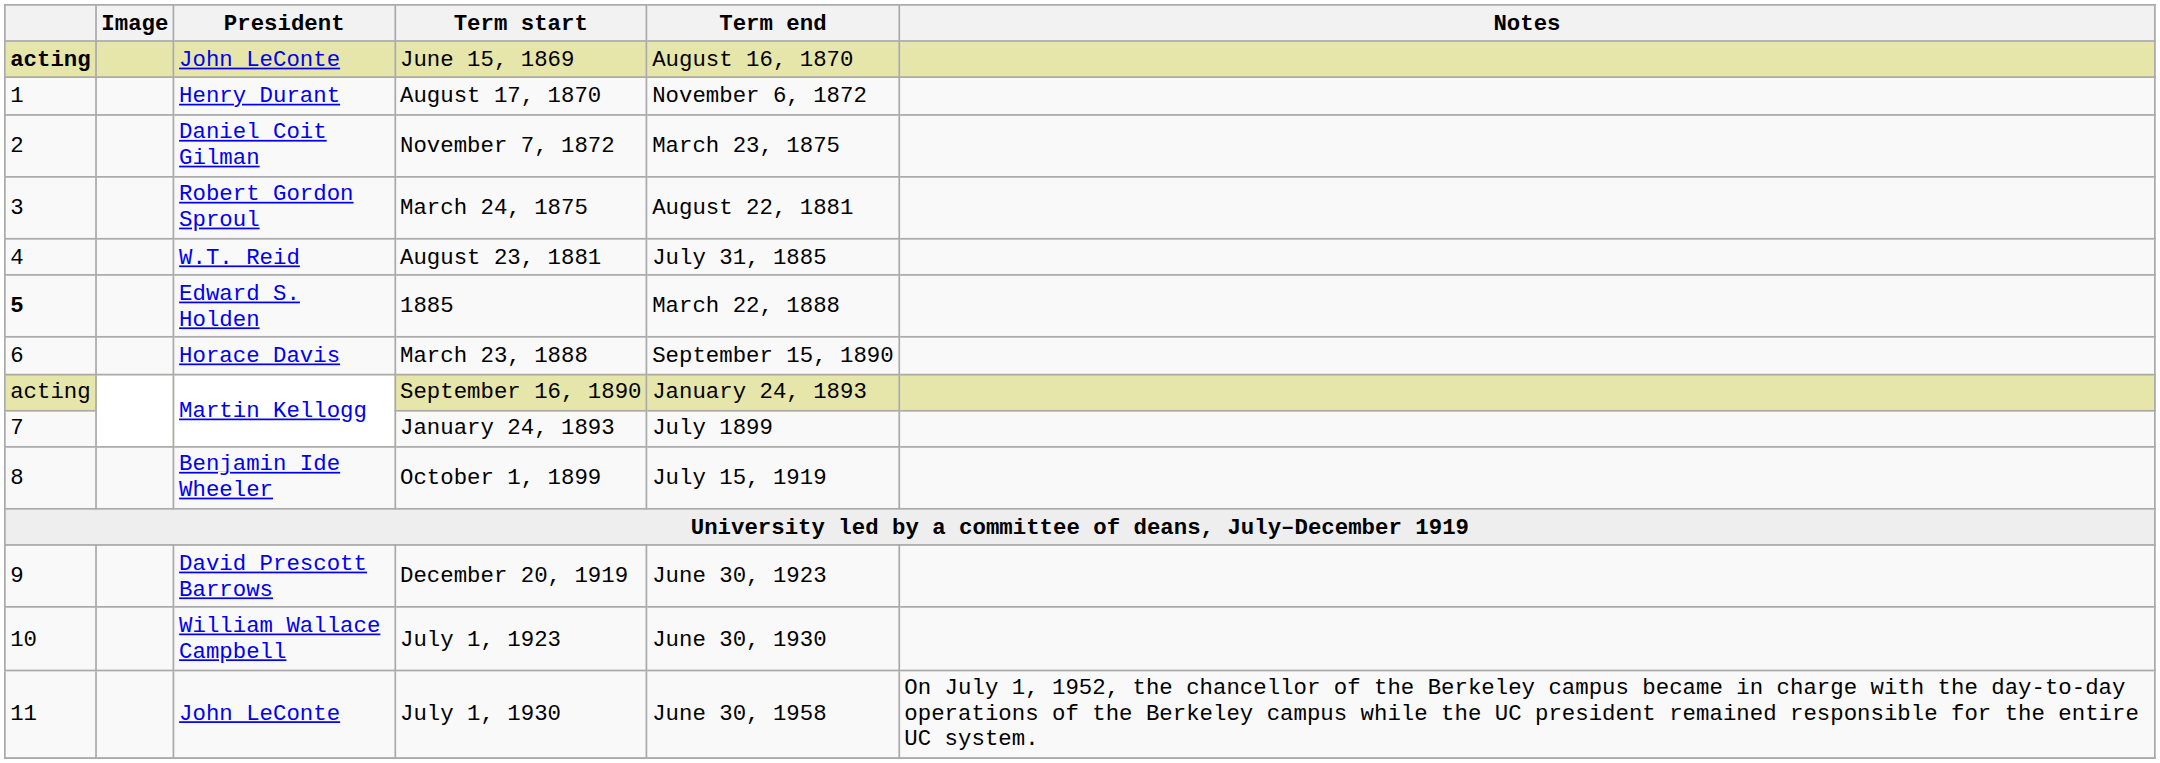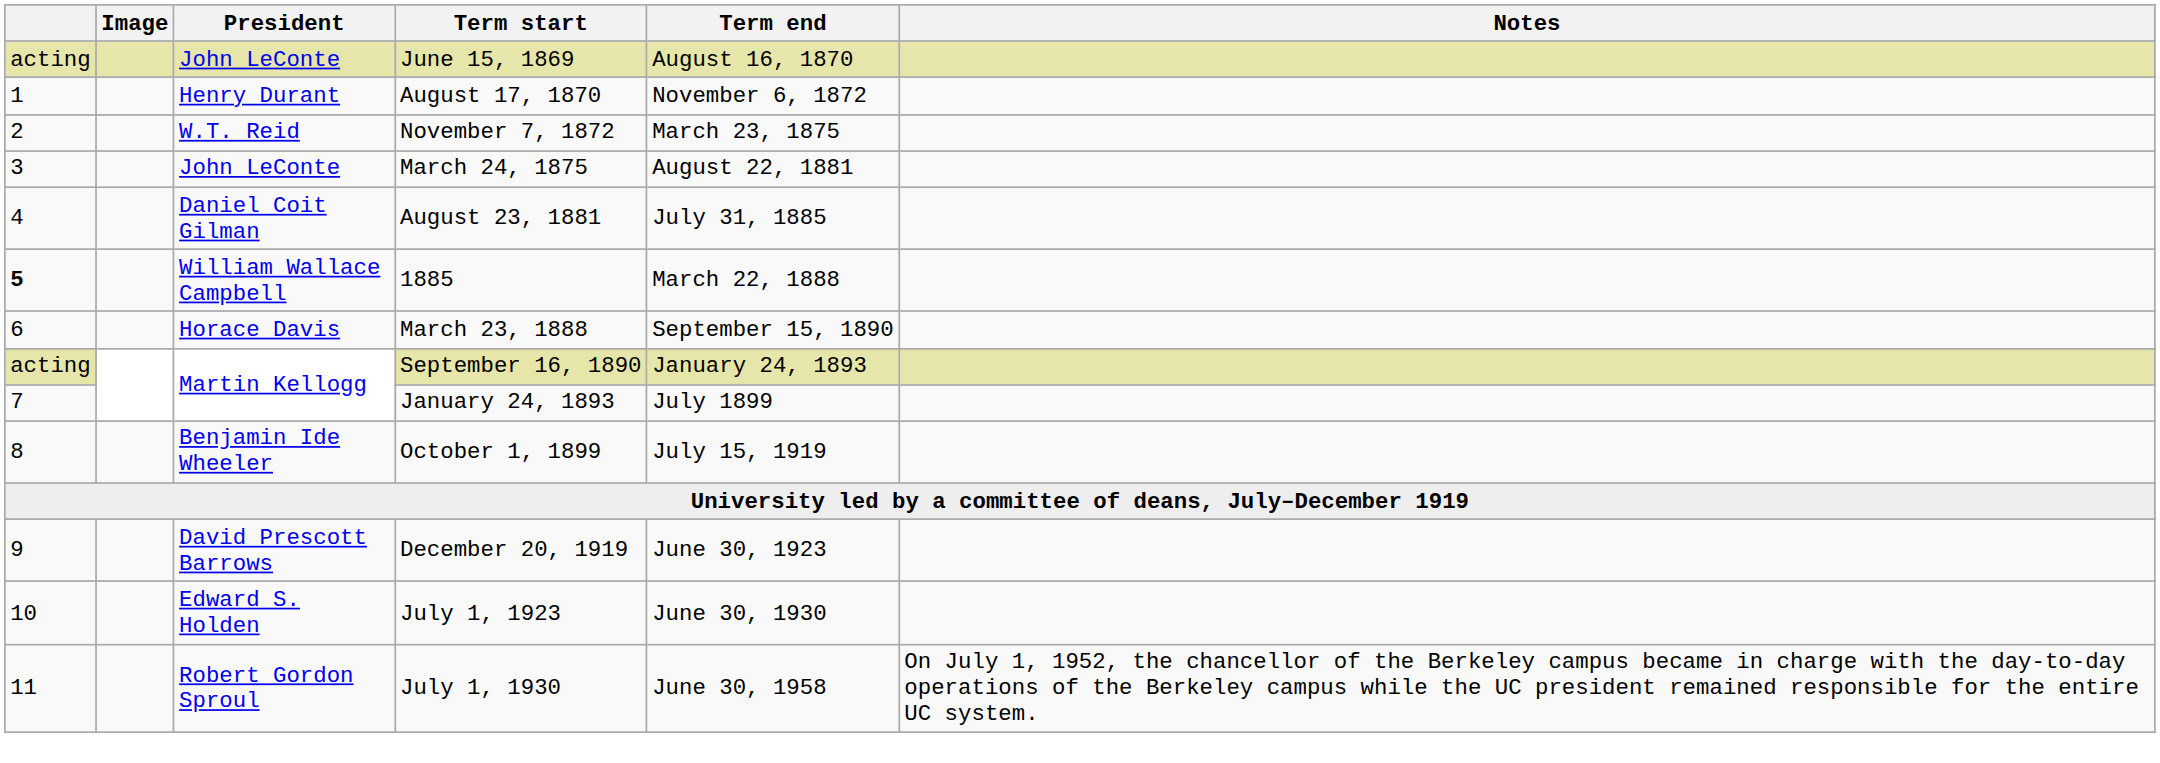(50, 60) bold -> (50, 60) normal
(253, 145) Daniel Coit Gilman -> (239, 132) W.T. Reid
(266, 208) Robert Gordon Sproul -> (260, 169) John LeConte
(239, 257) W.T. Reid -> (253, 218) Daniel Coit Gilman
(239, 306) Edward S. Holden -> (280, 280) William Wallace Campbell
(280, 639) William Wallace Campbell -> (239, 613) Edward S. Holden
(260, 714) John LeConte -> (266, 688) Robert Gordon Sproul
